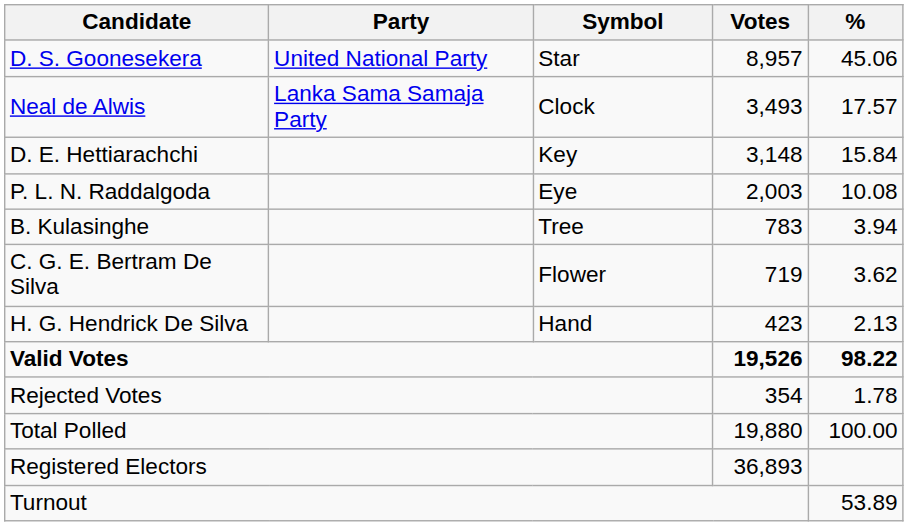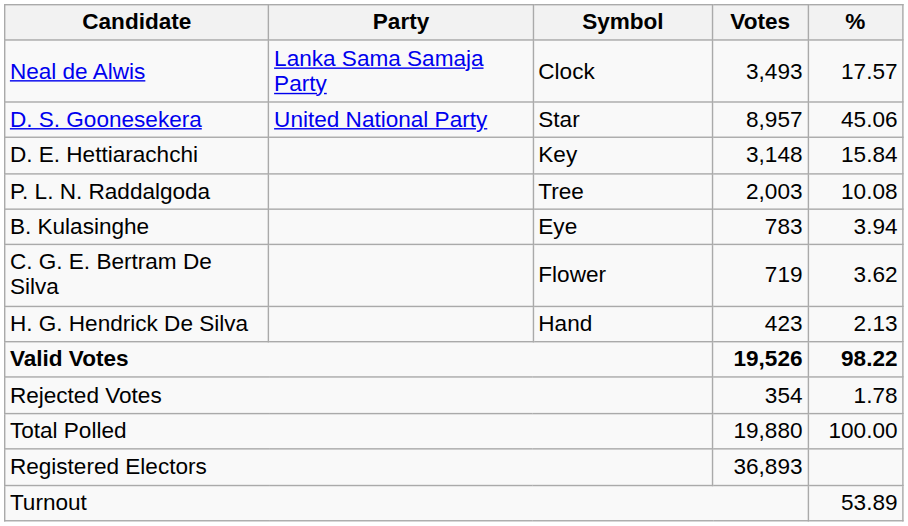rows swapped: (106, 58) <-> (78, 106)
(558, 190) Eye -> (561, 190) Tree
(561, 226) Tree -> (558, 226) Eye
